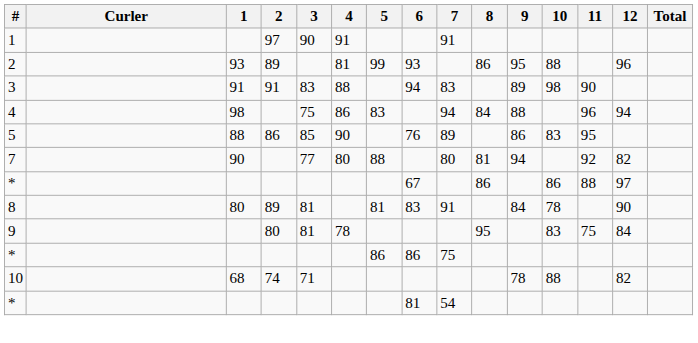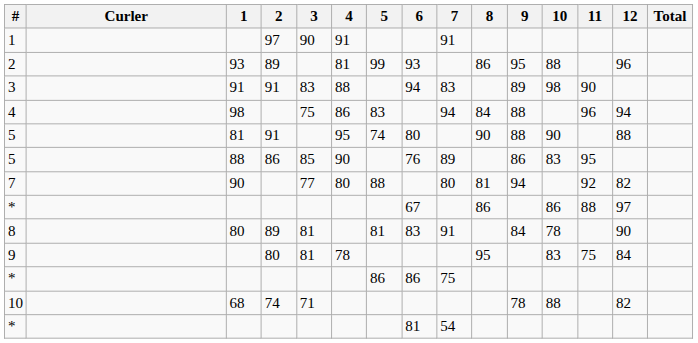+ row: (12, 135)
